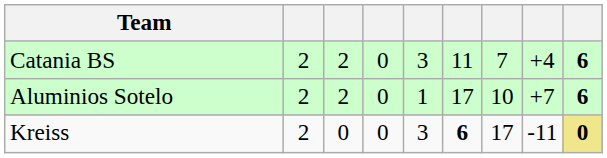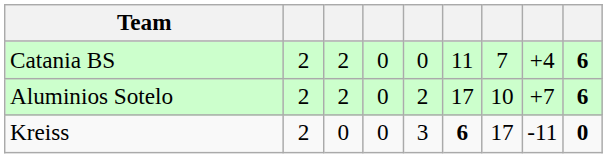(423, 59) 3 -> (423, 59) 0
(423, 96) 1 -> (423, 96) 2
(582, 133) khaki background -> (582, 133) no background
